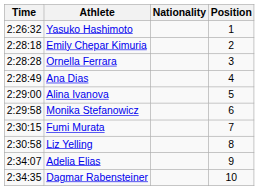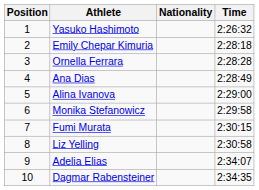columns swapped: (231, 12) <-> (24, 12)
